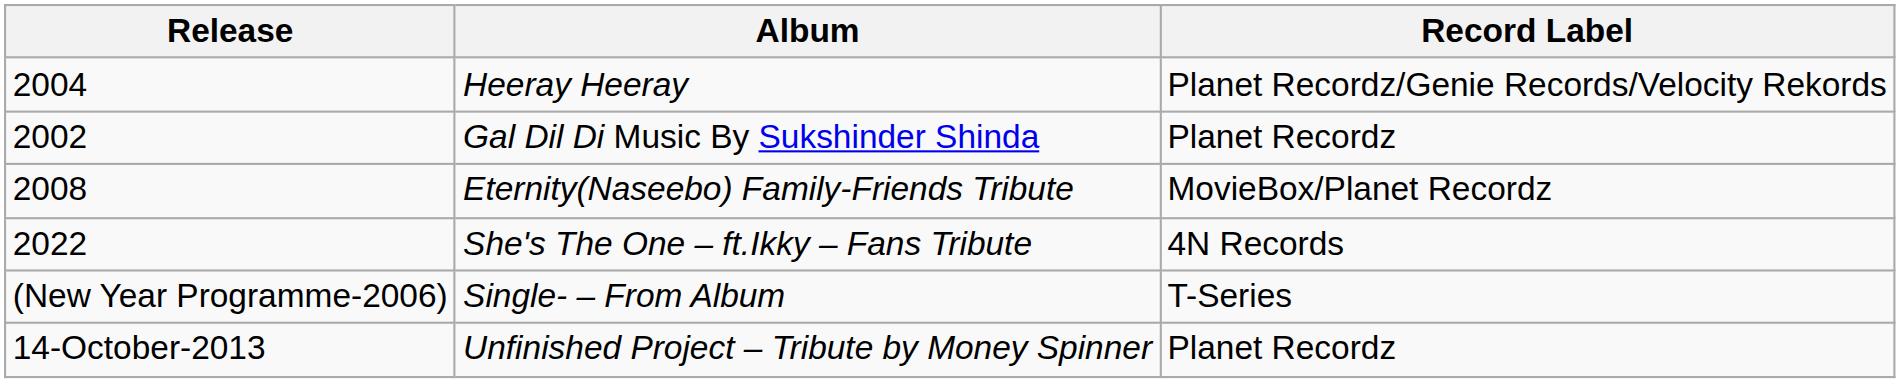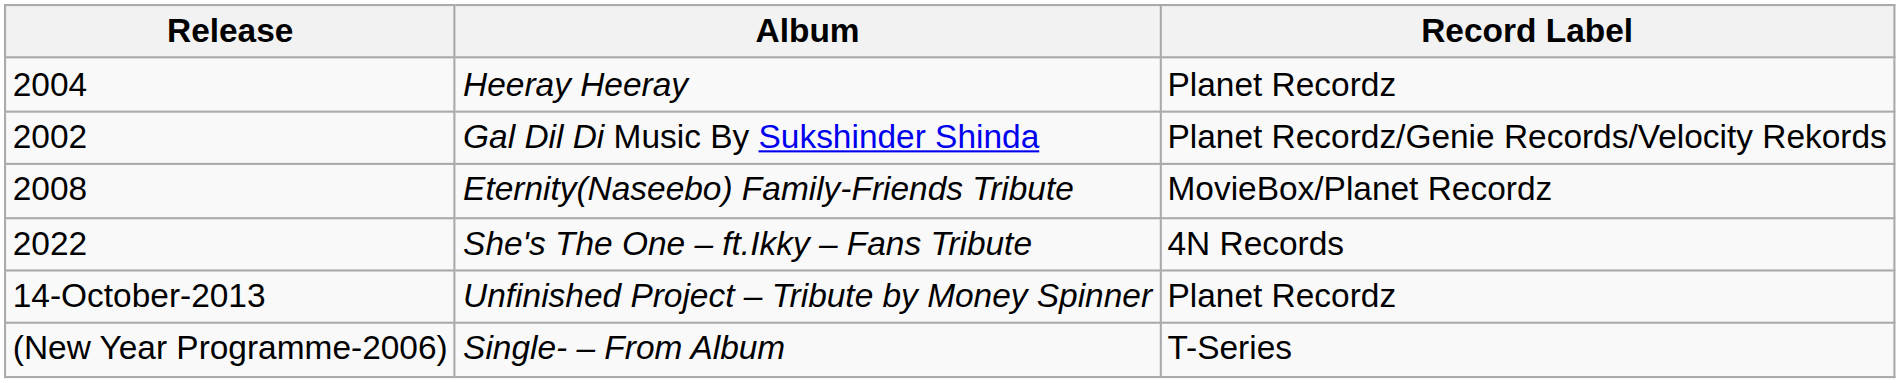(1527, 84) Planet Recordz/Genie Records/Velocity Rekords -> (1282, 84) Planet Recordz
(1282, 137) Planet Recordz -> (1527, 137) Planet Recordz/Genie Records/Velocity Rekords
rows swapped: (624, 296) <-> (808, 349)
